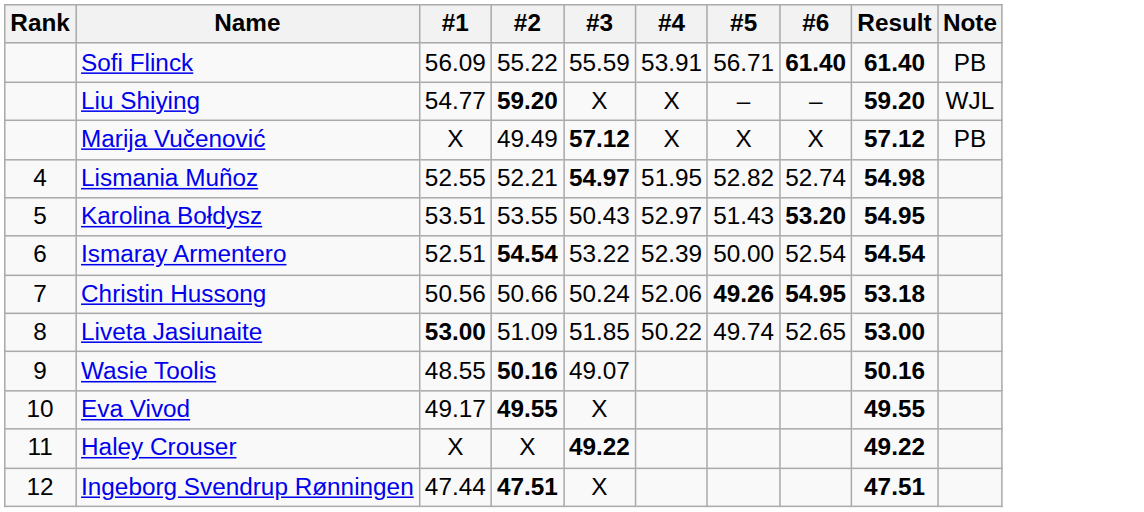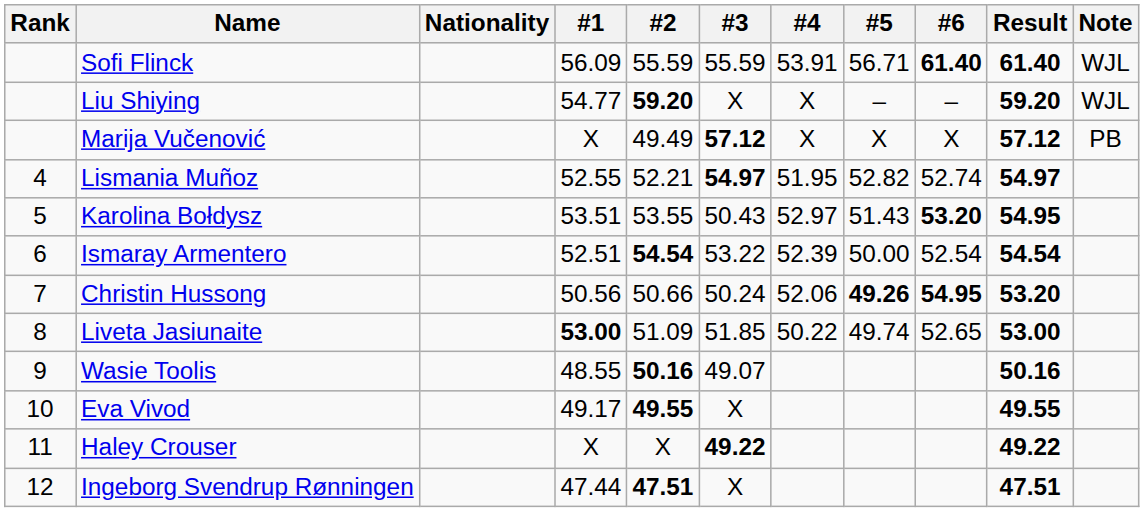+ column: (487, 23)
(527, 62) 55.22 -> (663, 62) 55.59
(970, 62) PB -> (1105, 62) WJL
(895, 178) 54.98 -> (1030, 178) 54.97
(895, 293) 53.18 -> (1030, 293) 53.20
